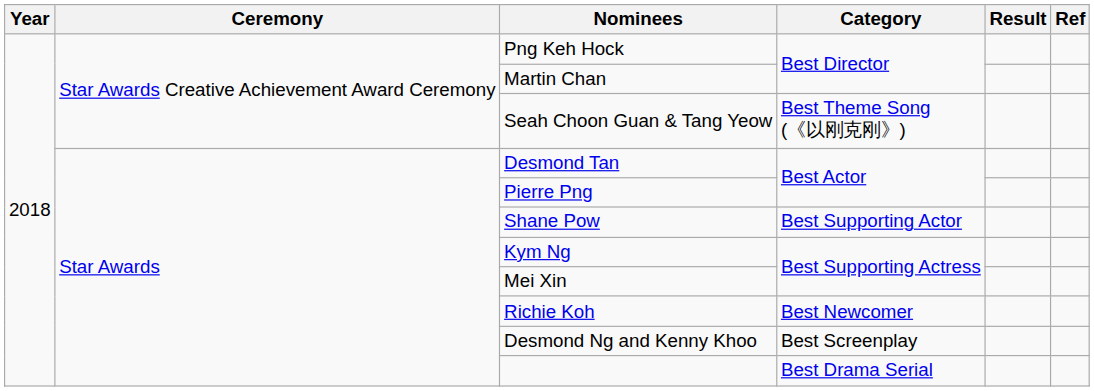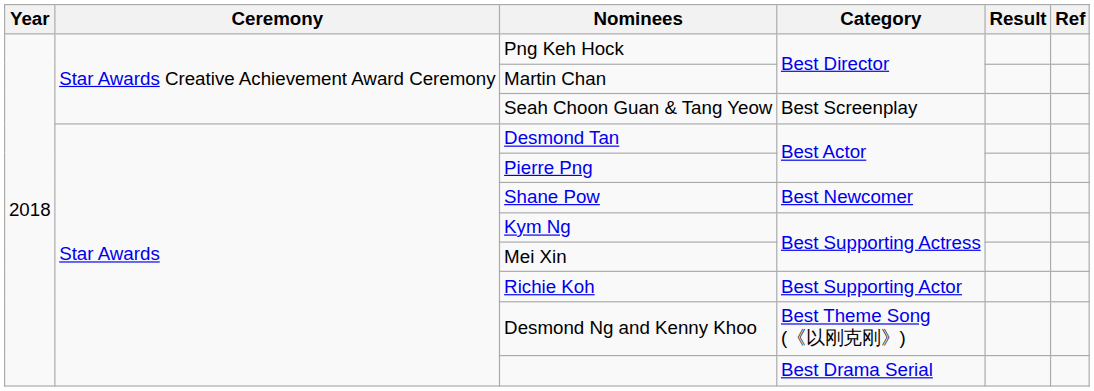(856, 119) Best Theme Song (《以刚克刚》) -> (849, 108) Best Screenplay
(871, 222) Best Supporting Actor -> (847, 197) Best Newcomer
(847, 311) Best Newcomer -> (871, 286) Best Supporting Actor
(849, 340) Best Screenplay -> (856, 327) Best Theme Song (《以刚克刚》)
